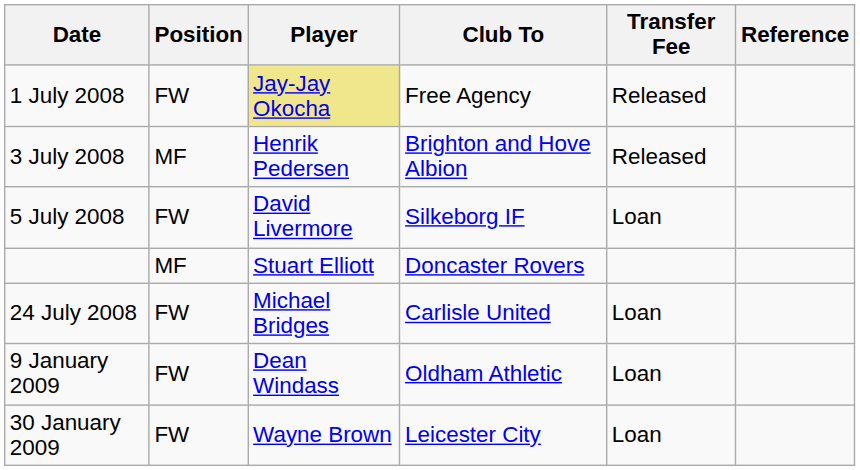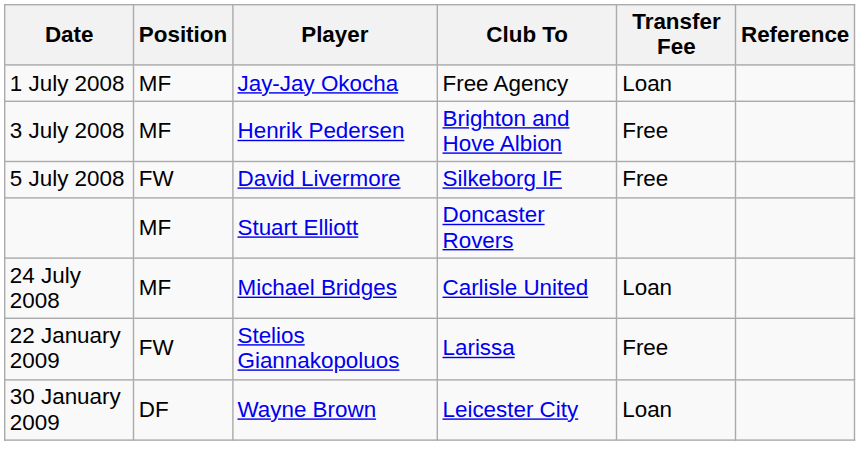(172, 95) FW -> (155, 82) MF
(292, 95) khaki background -> (318, 82) no background
(659, 95) Released -> (647, 82) Loan
(659, 156) Released -> (645, 131) Free
(637, 217) Loan -> (645, 179) Free
(172, 313) FW -> (155, 288) MF
- row: (59, 374)
+ row: (65, 348)
(172, 434) FW -> (154, 409) DF
